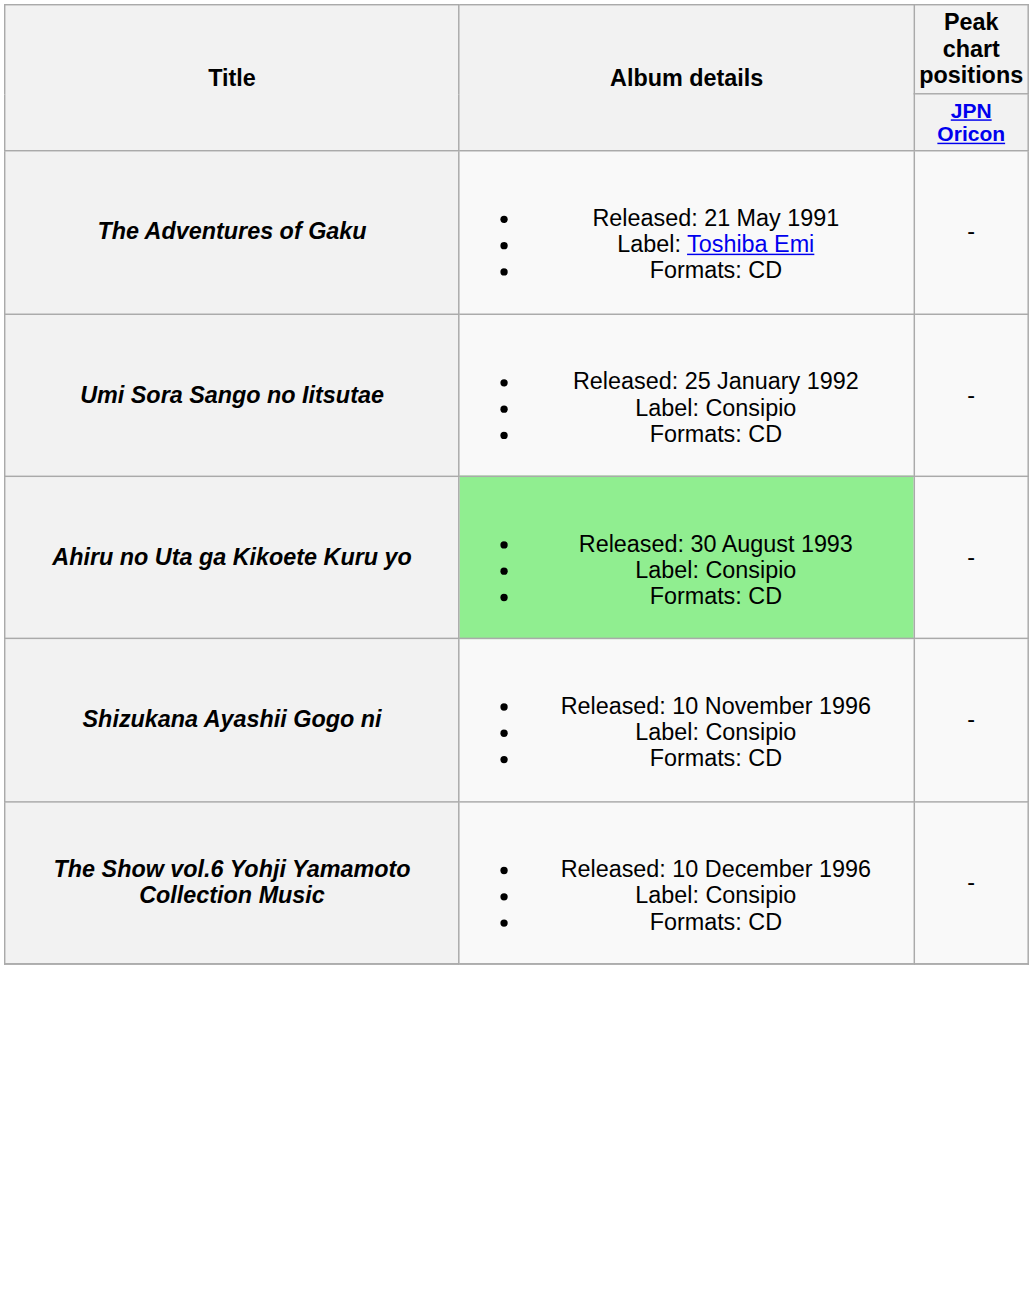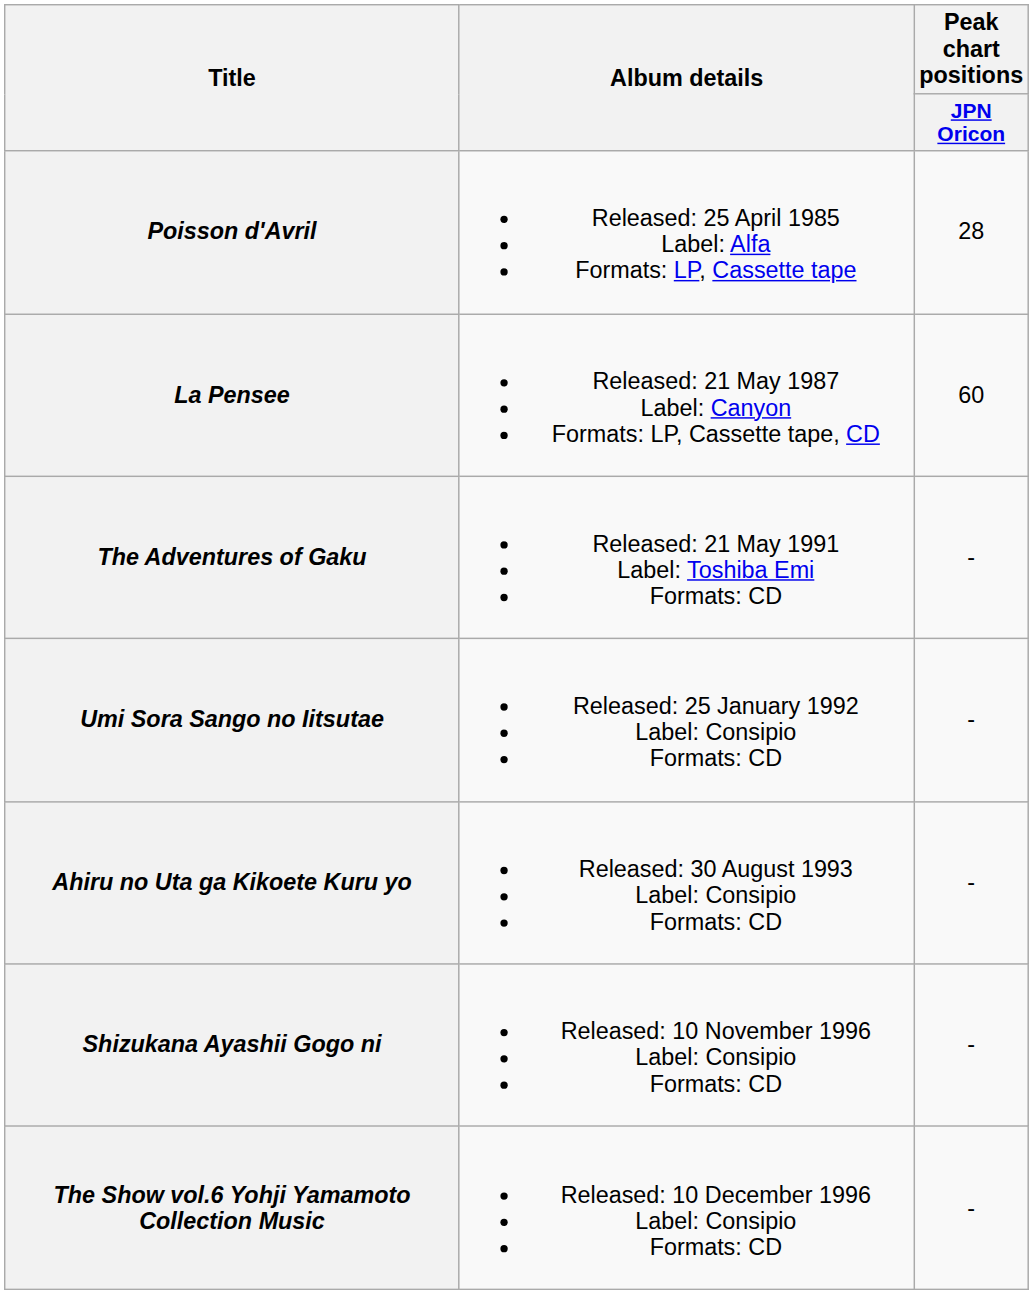+ row: (232, 231)
+ row: (232, 394)
(687, 571) lightgreen background -> (687, 896) no background
